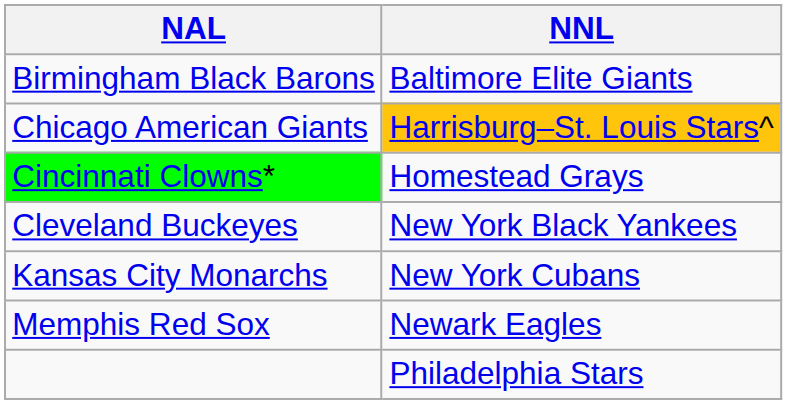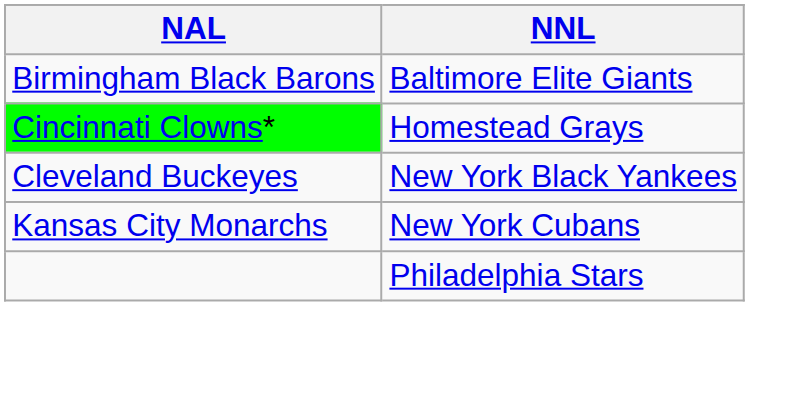- row: (190, 127)
- row: (141, 324)
